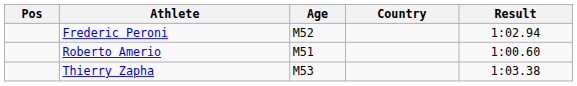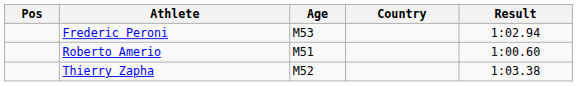(303, 33) M52 -> (303, 33) M53
(303, 71) M53 -> (303, 71) M52
